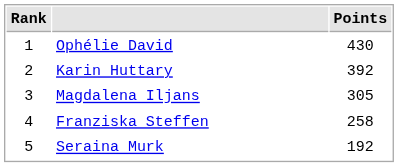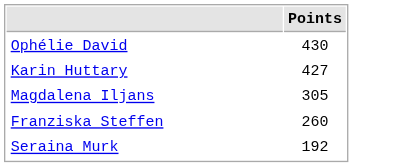- column: (29, 19)
(360, 71) 392 -> (315, 71) 427
(360, 122) 258 -> (315, 122) 260
